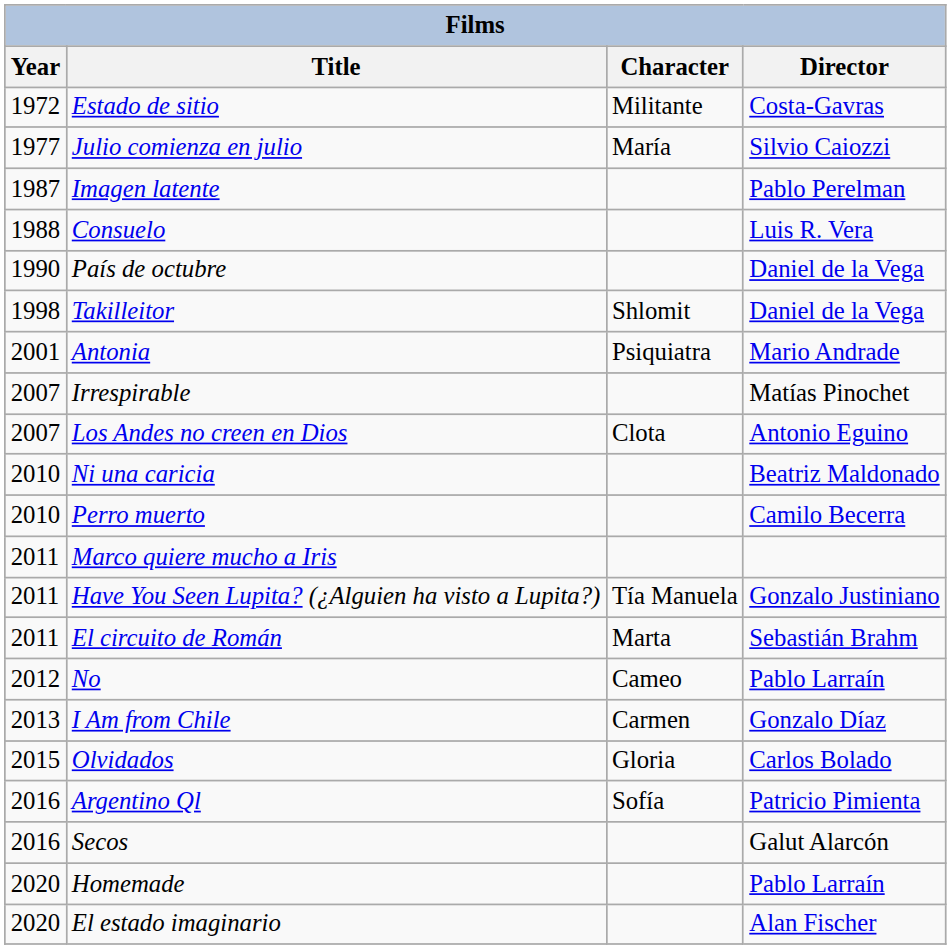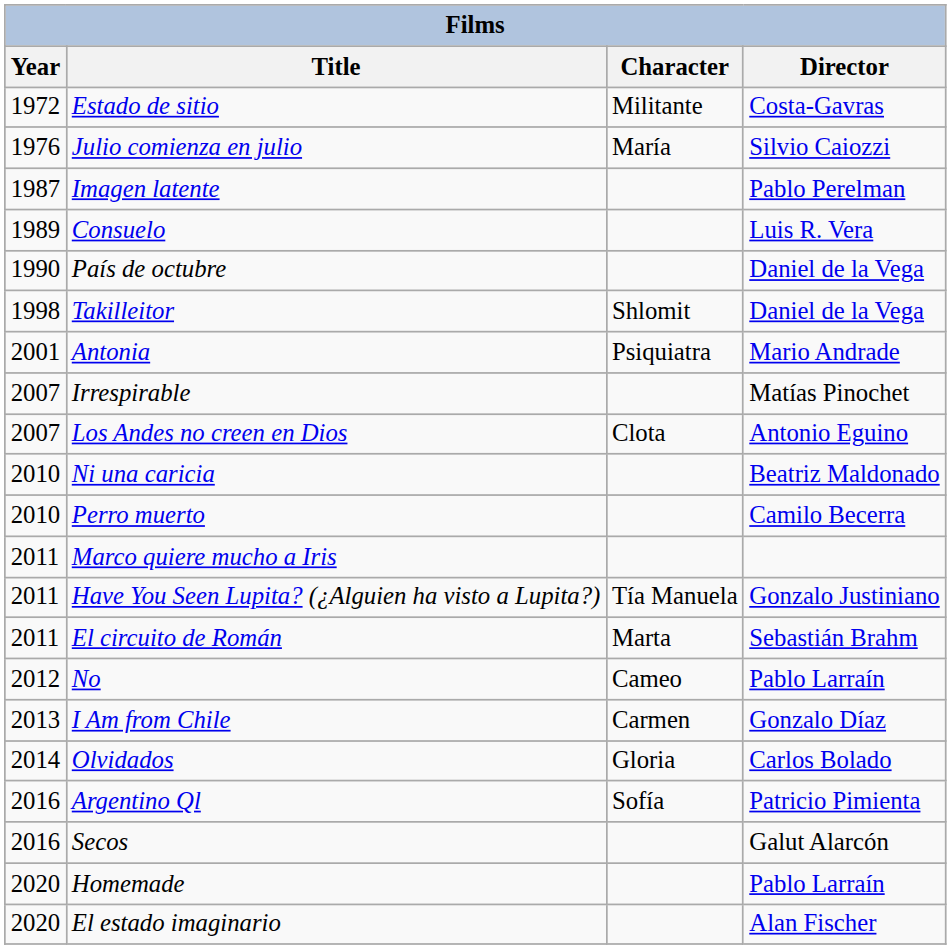(35, 147) 1977 -> (35, 147) 1976
(35, 229) 1988 -> (35, 229) 1989
(35, 760) 2015 -> (35, 760) 2014
